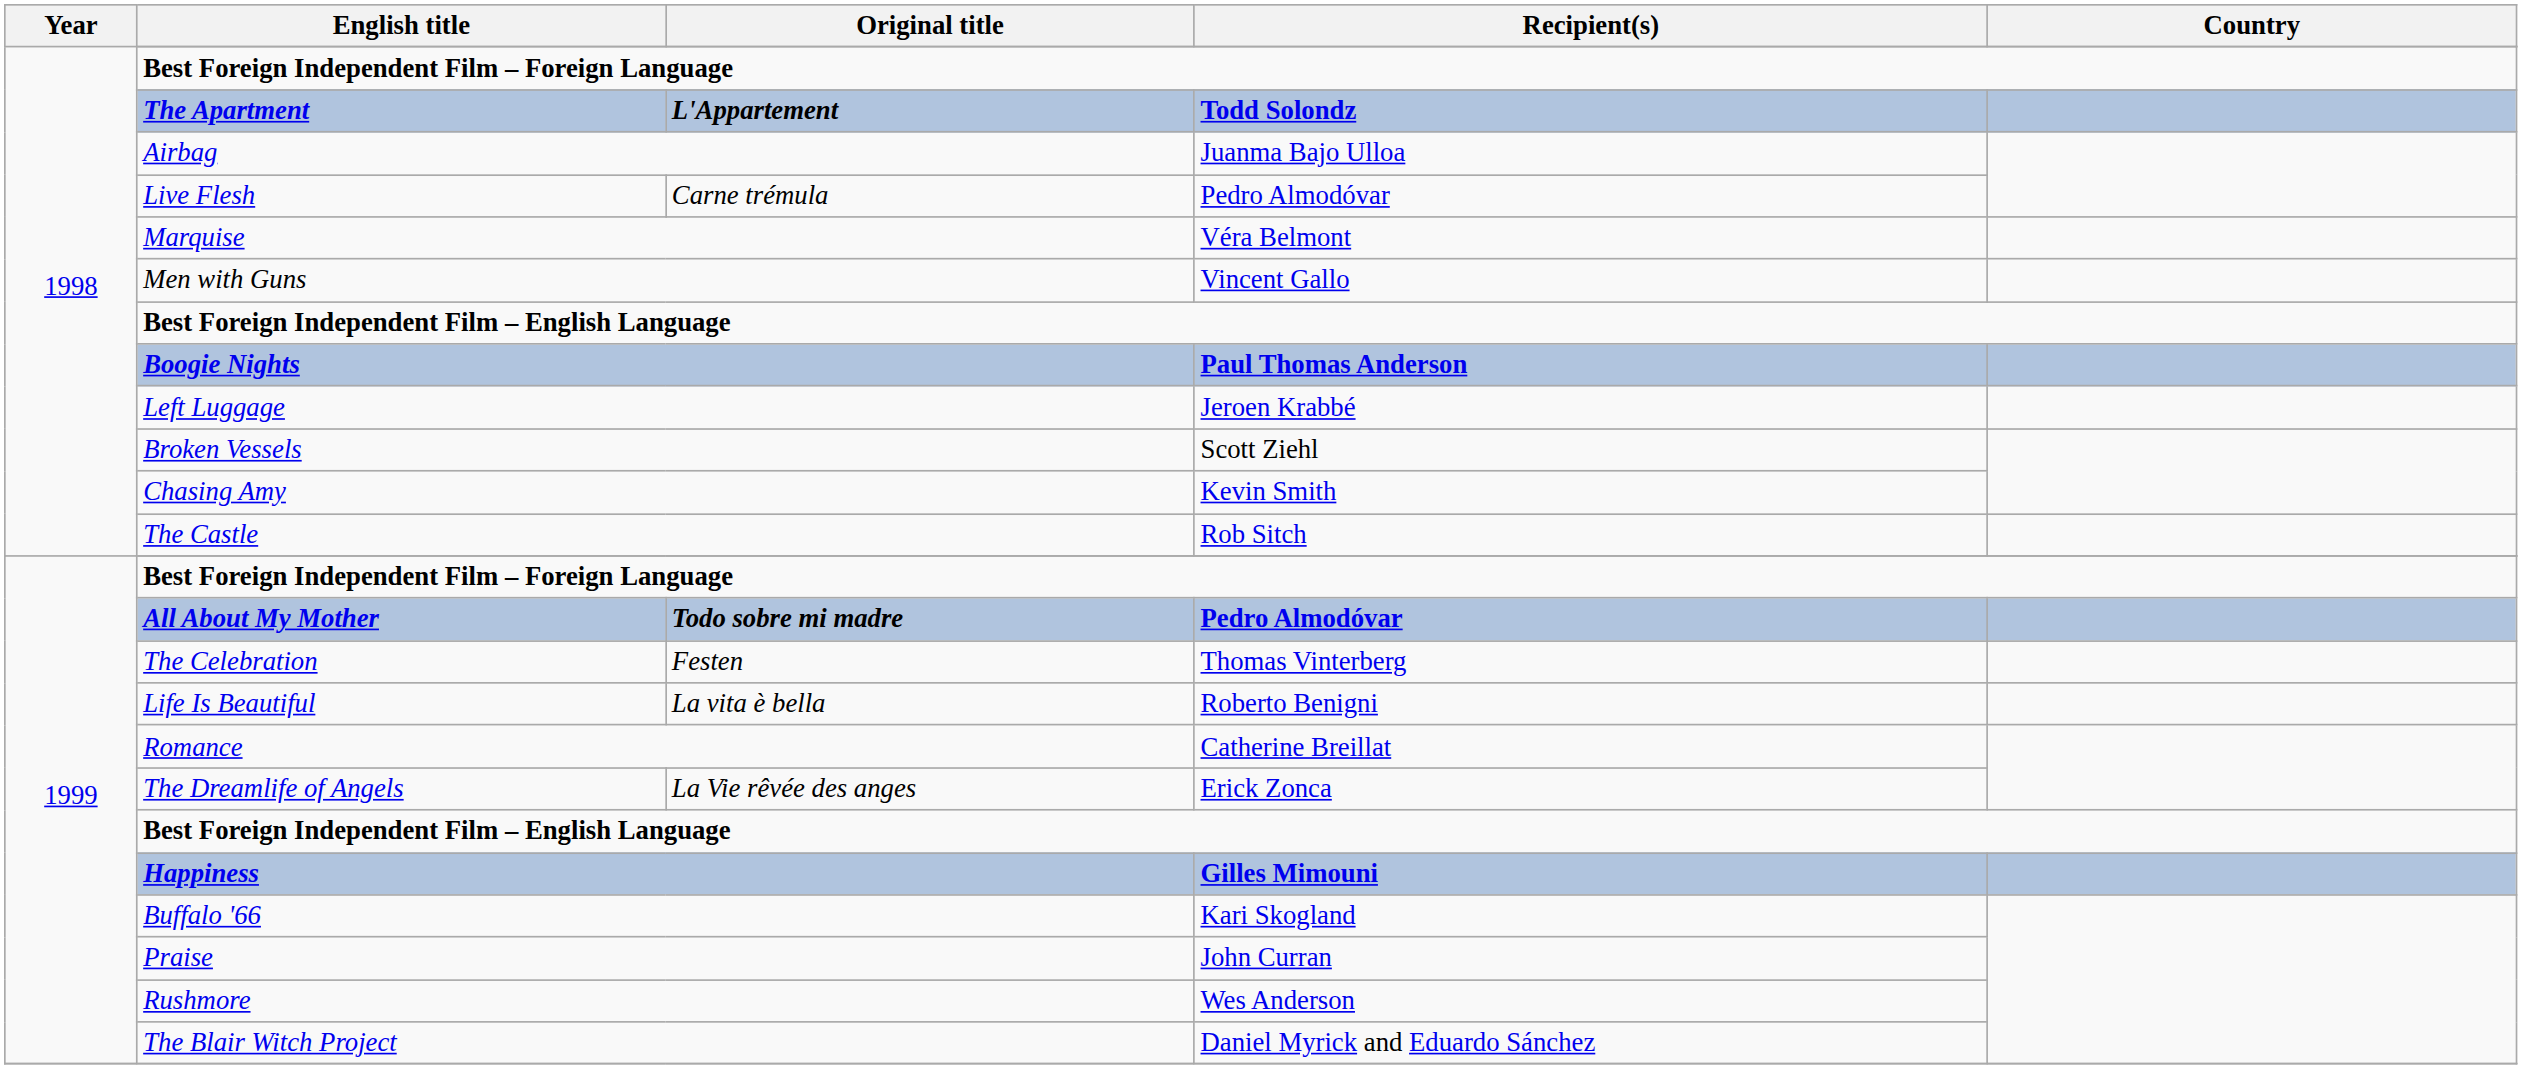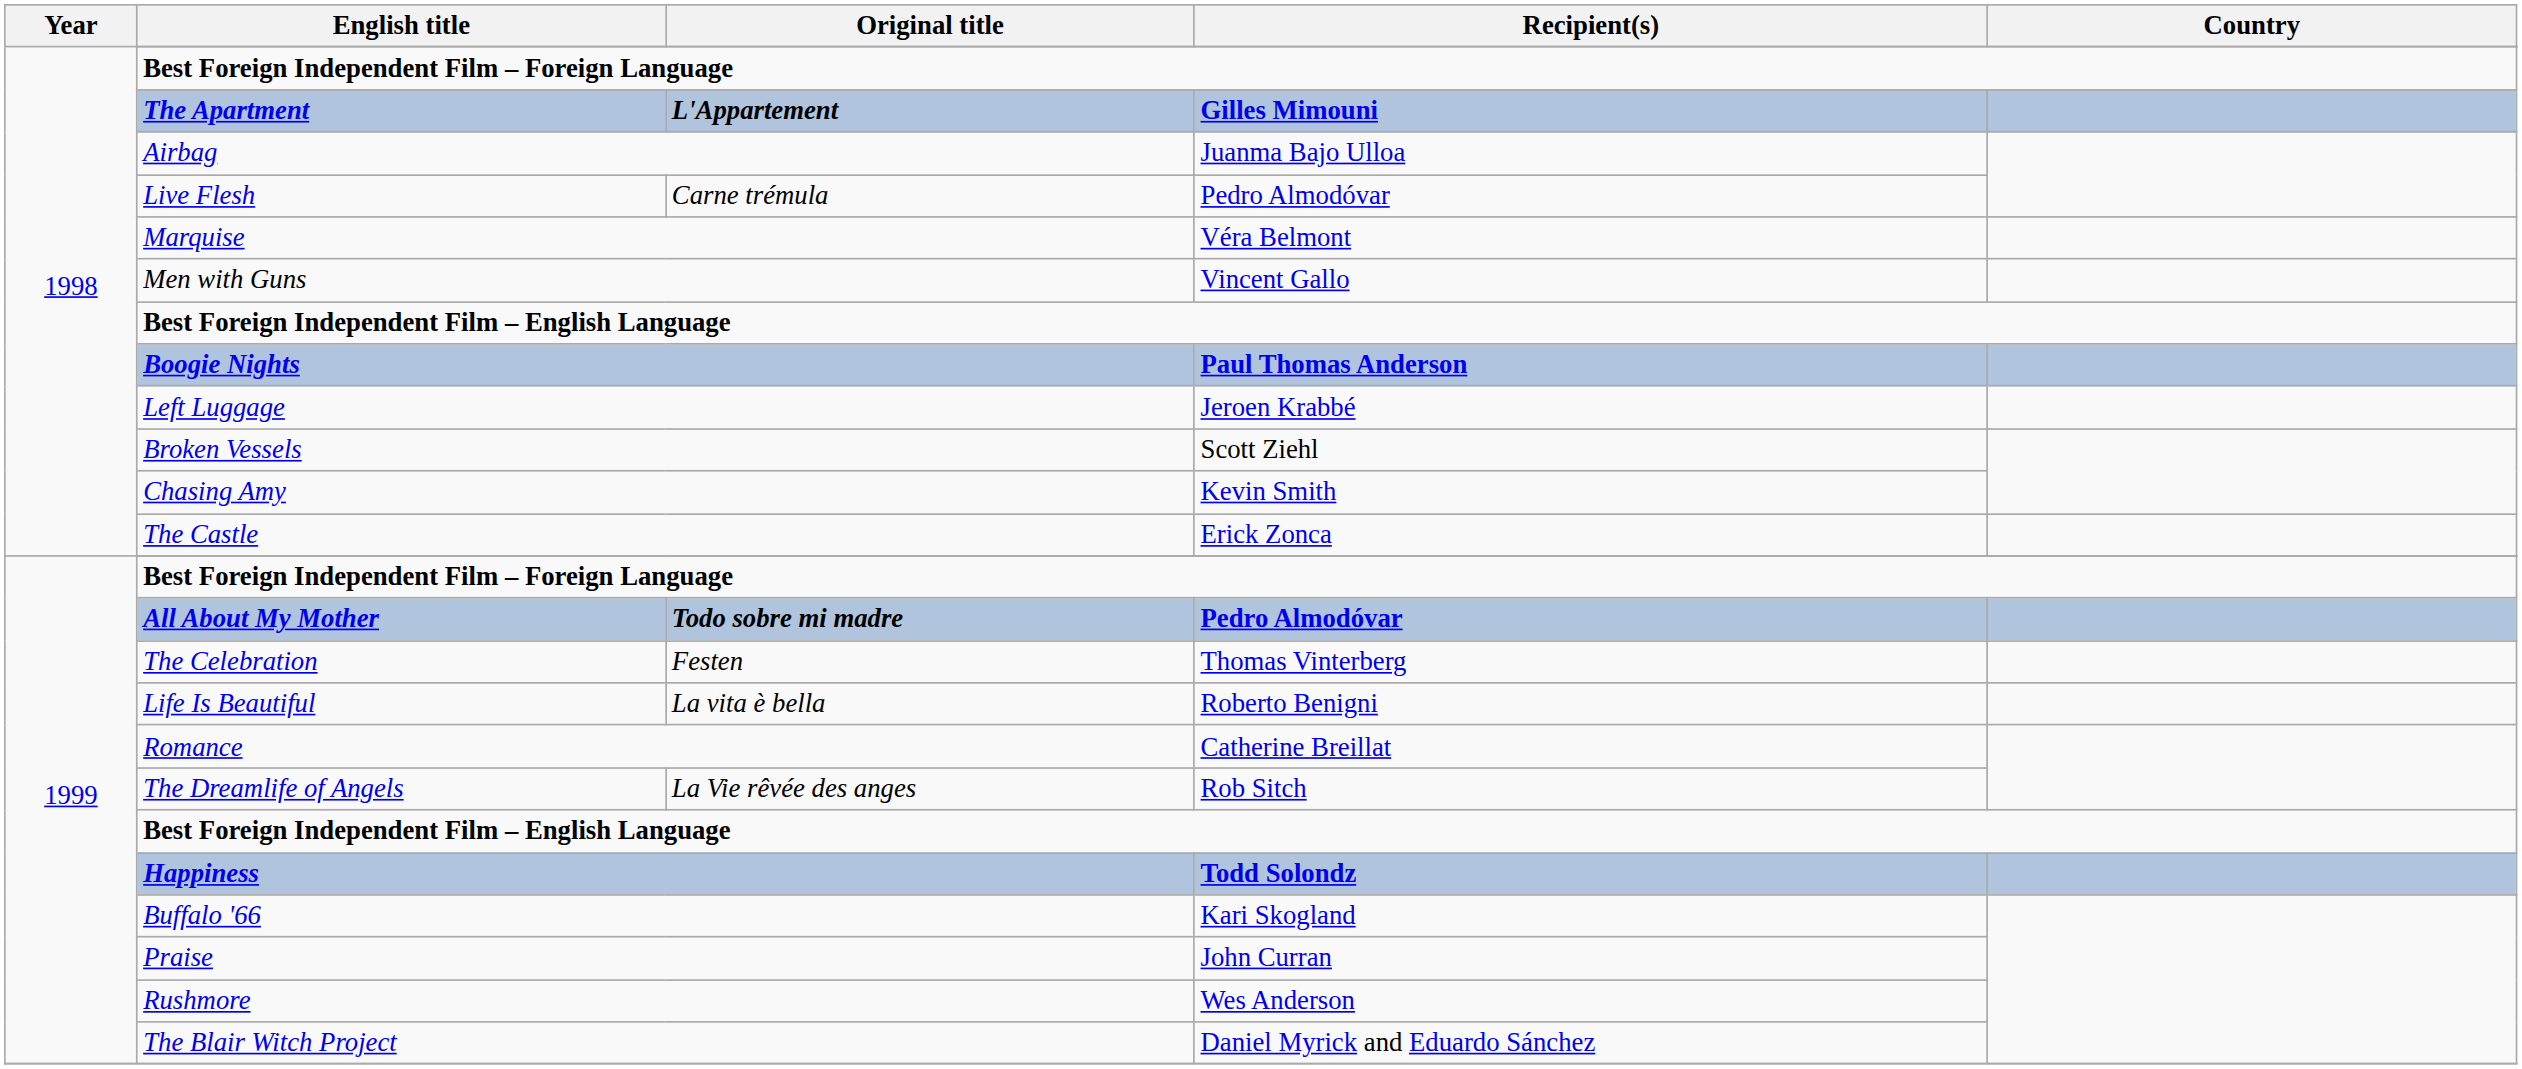(1278, 110) Todd Solondz -> (1289, 110) Gilles Mimouni
(1254, 534) Rob Sitch -> (1266, 534) Erick Zonca
(1266, 788) Erick Zonca -> (1254, 788) Rob Sitch
(1289, 873) Gilles Mimouni -> (1278, 873) Todd Solondz
